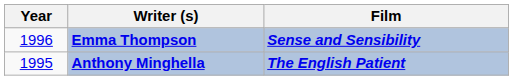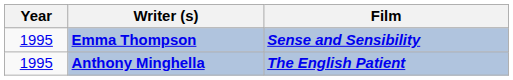(36, 39) 1996 -> (36, 39) 1995
